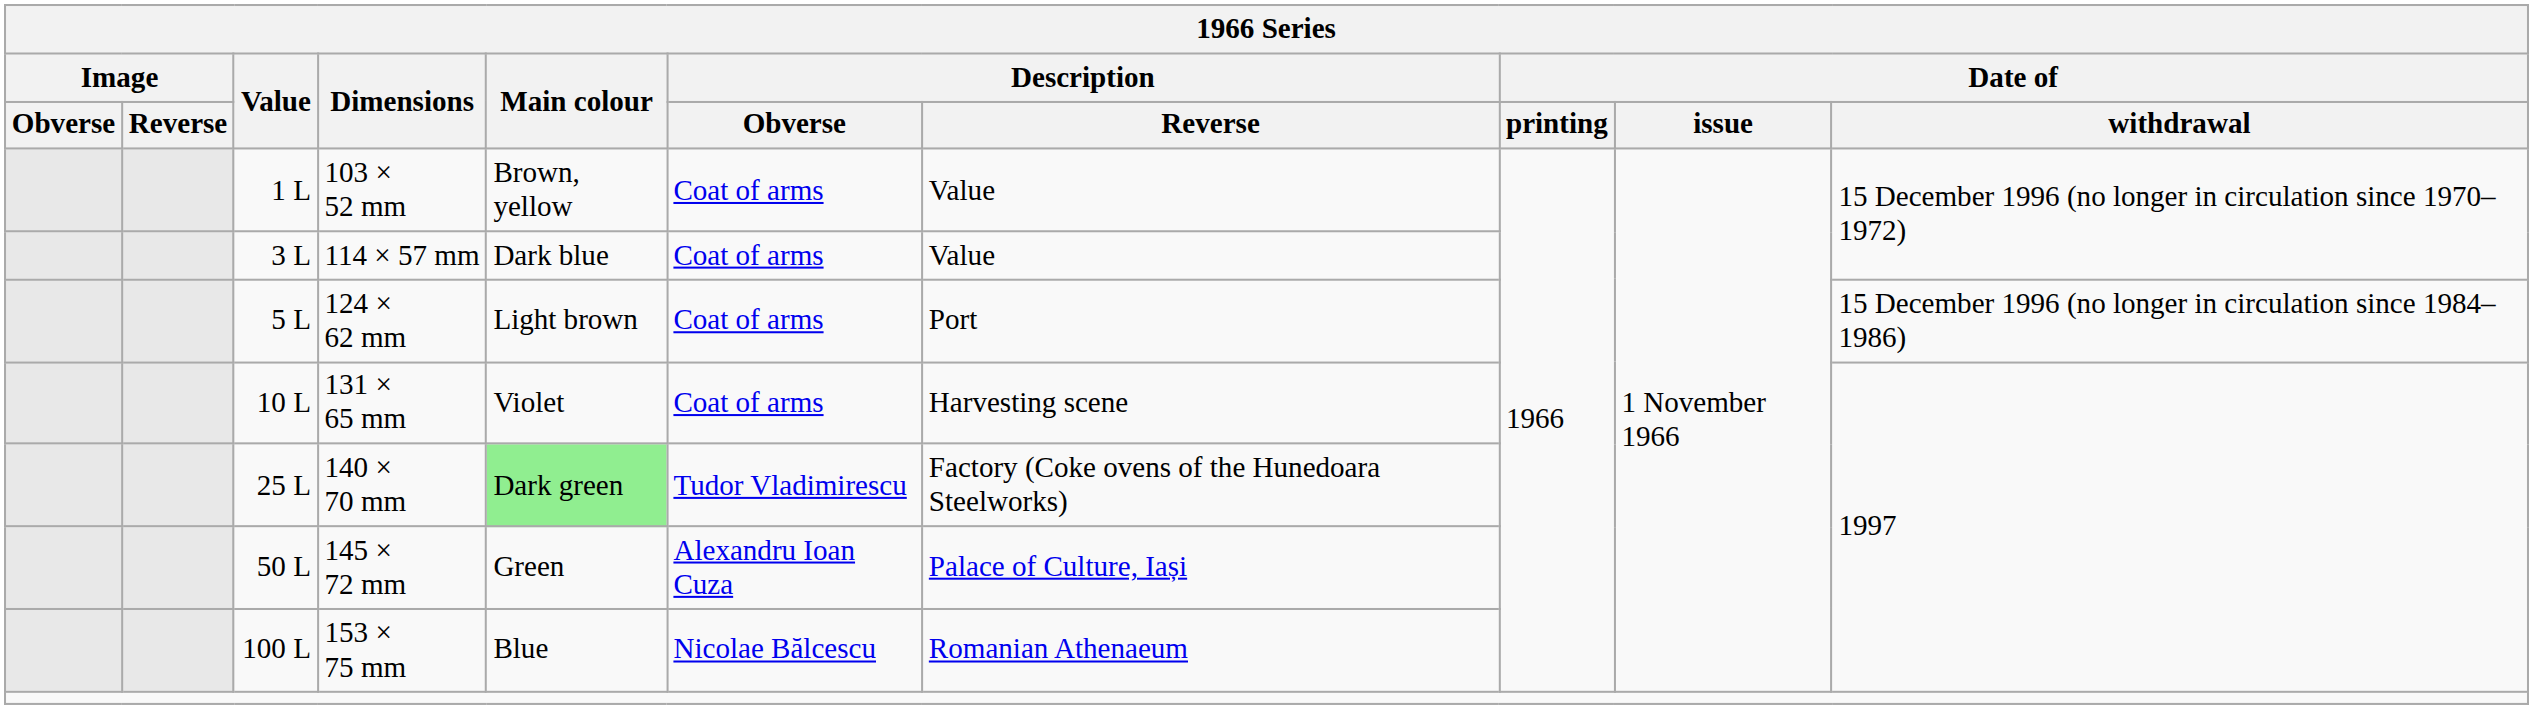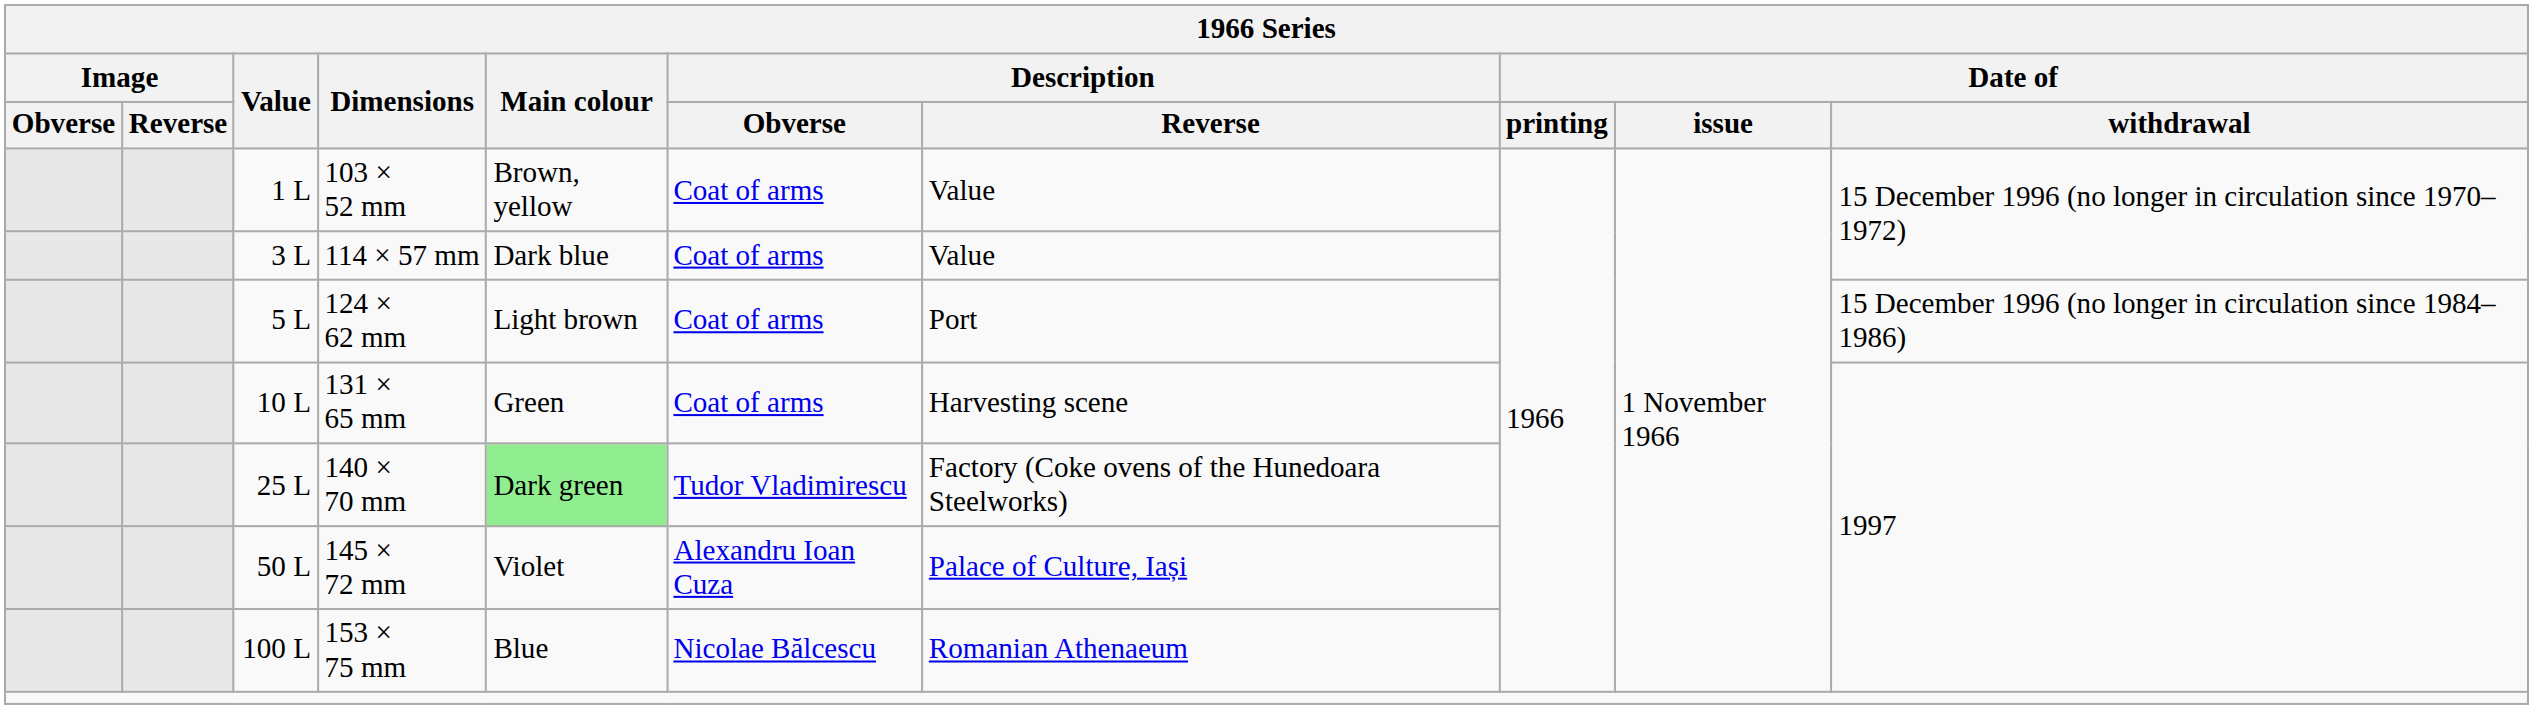(529, 402) Violet -> (529, 402) Green
(529, 567) Green -> (529, 567) Violet
